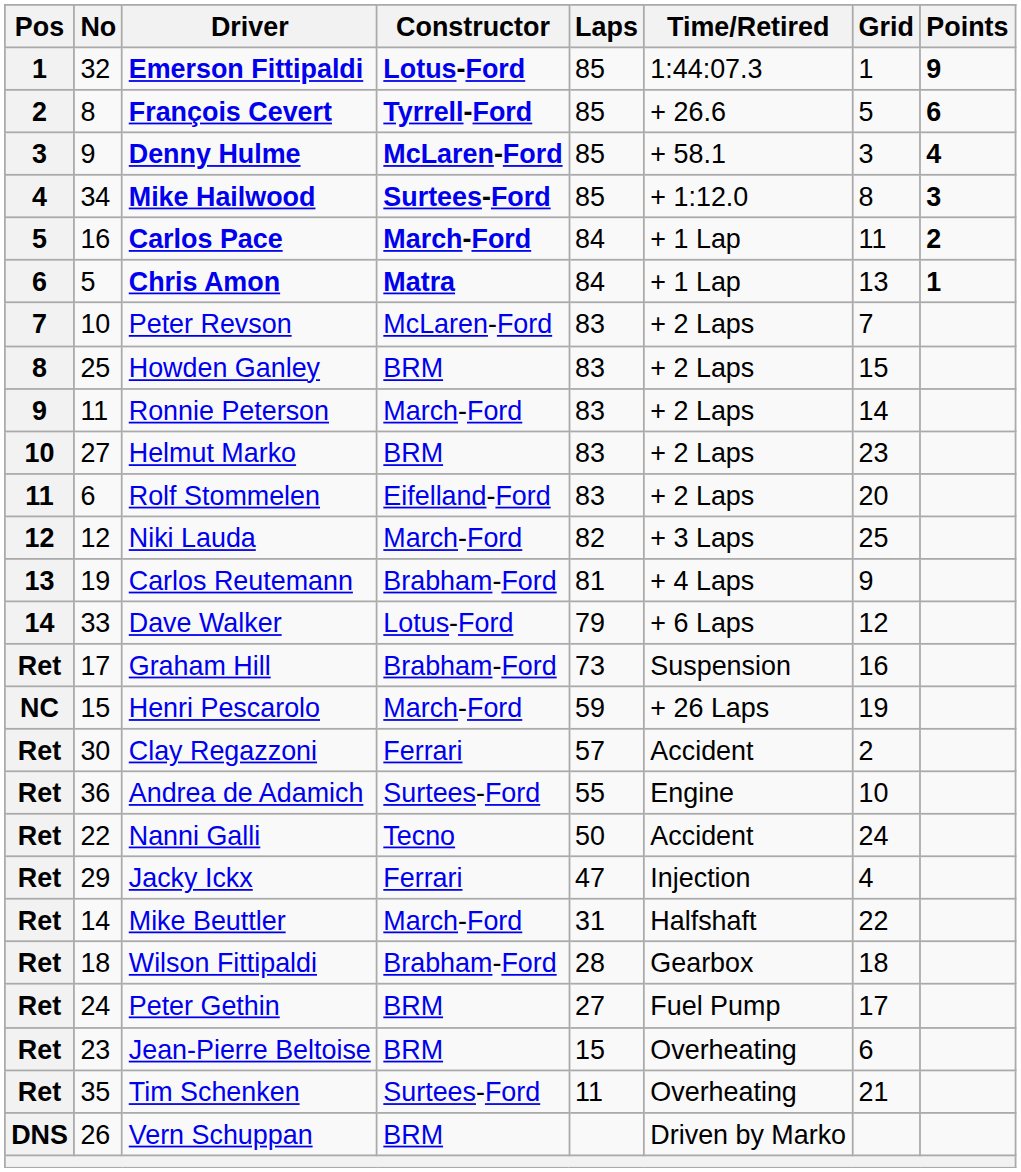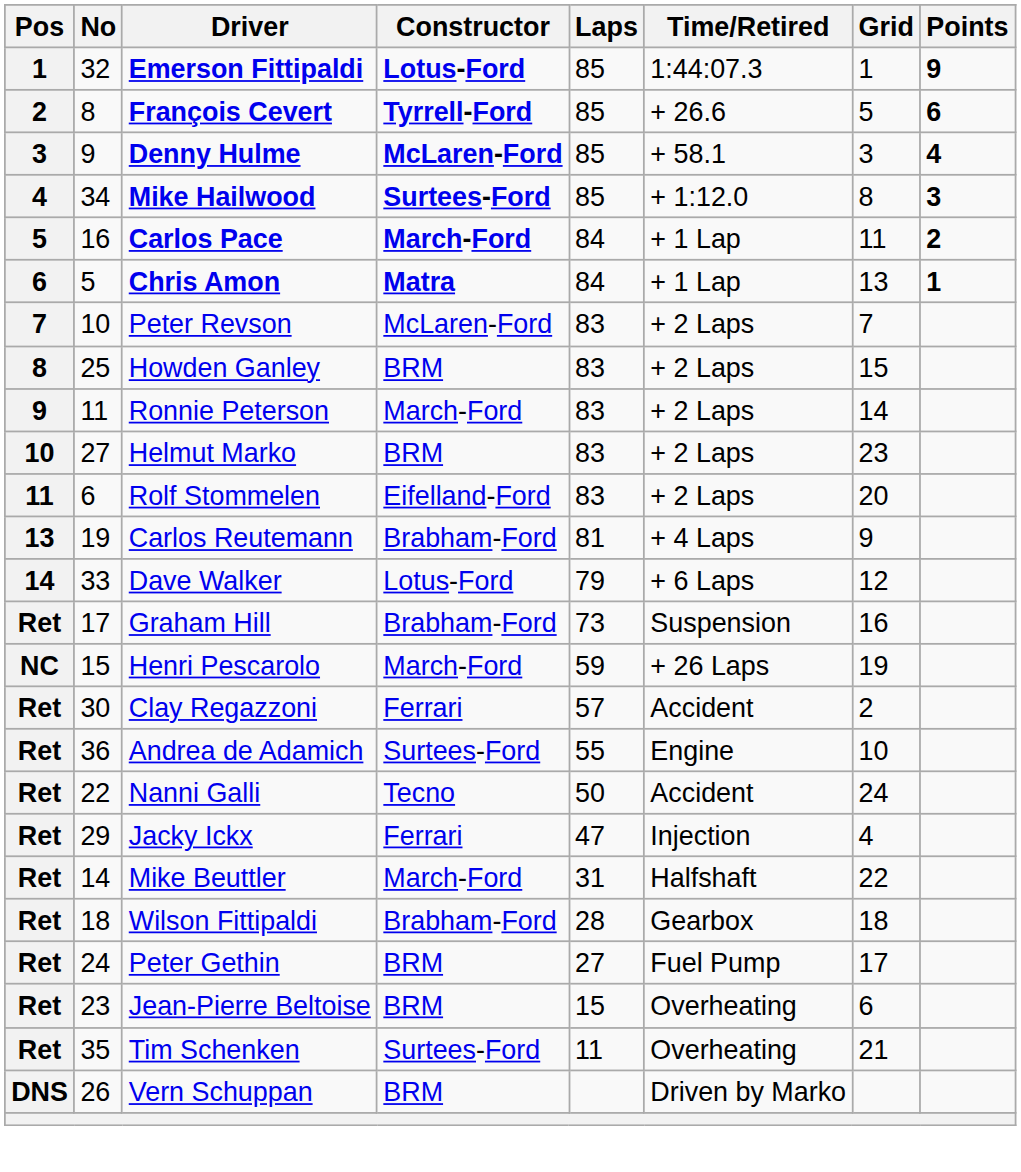- row: (192, 537)
